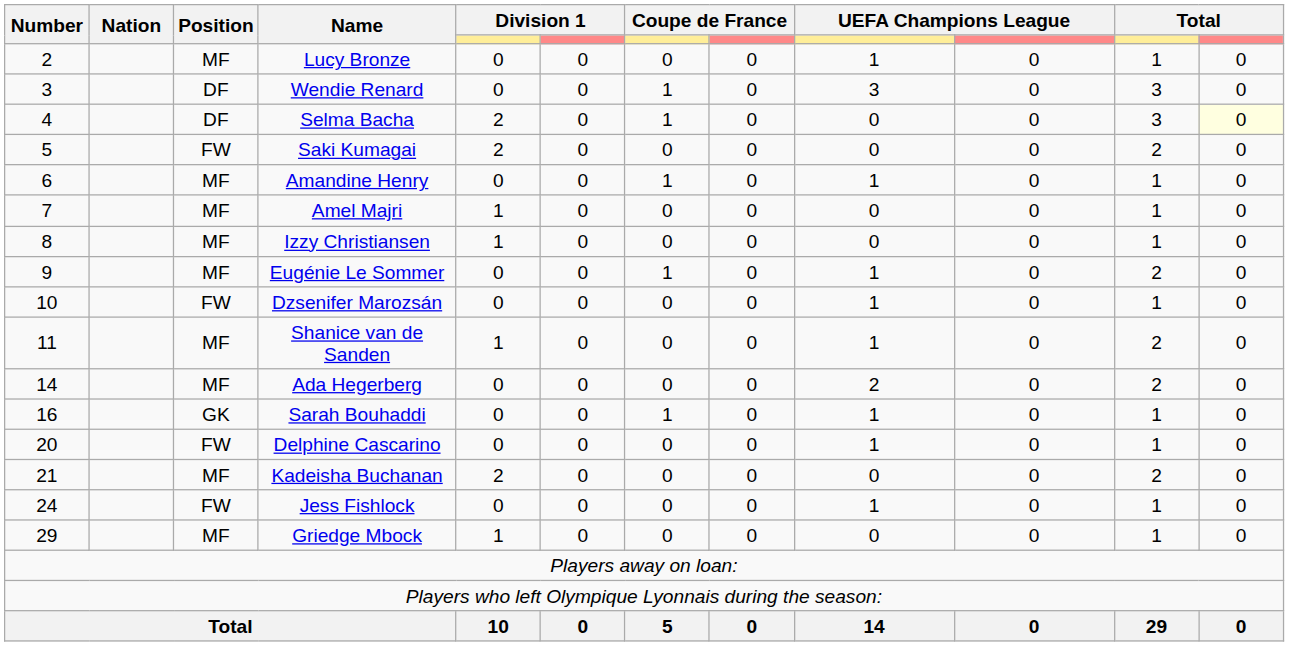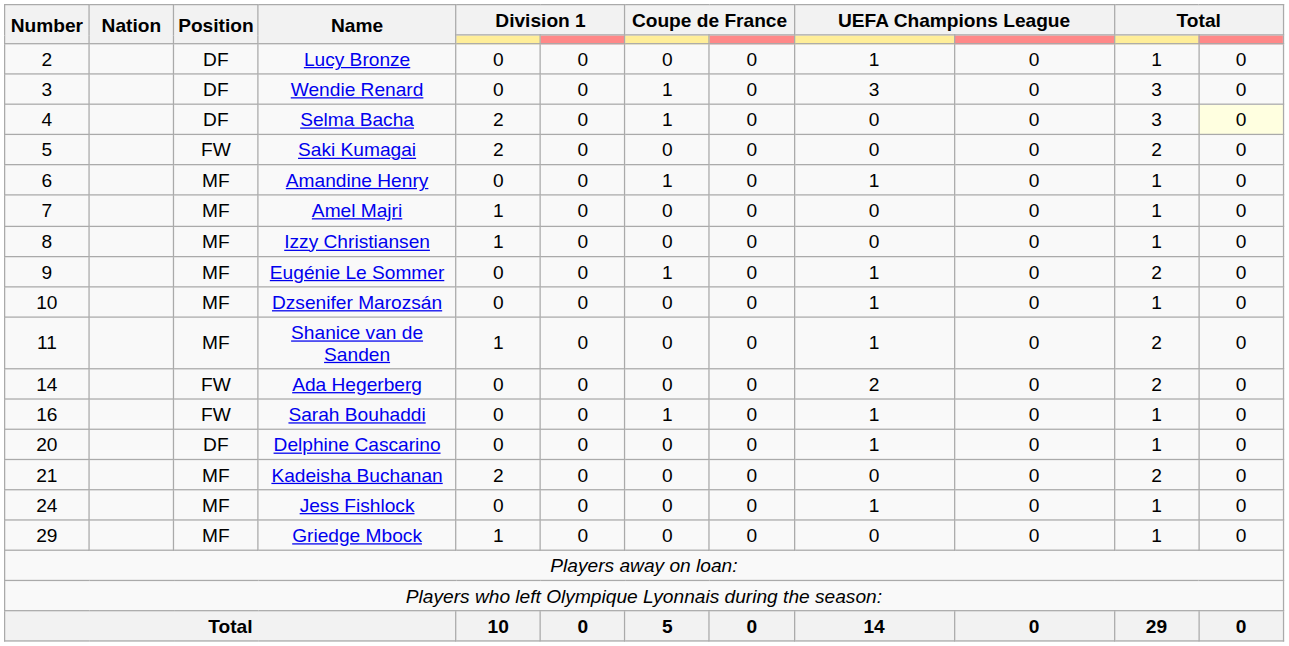(216, 59) MF -> (216, 59) DF
(216, 302) FW -> (216, 302) MF
(216, 384) MF -> (216, 384) FW
(216, 414) GK -> (216, 414) FW
(216, 444) FW -> (216, 444) DF
(216, 505) FW -> (216, 505) MF
